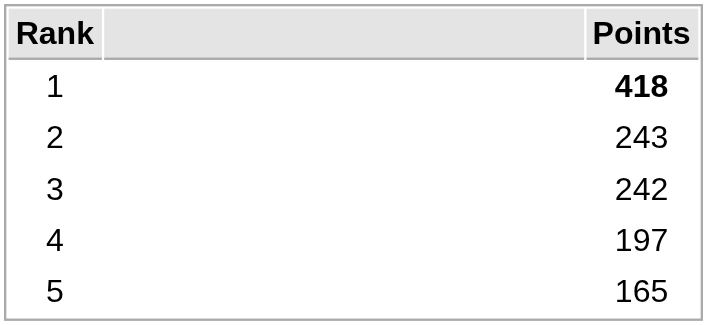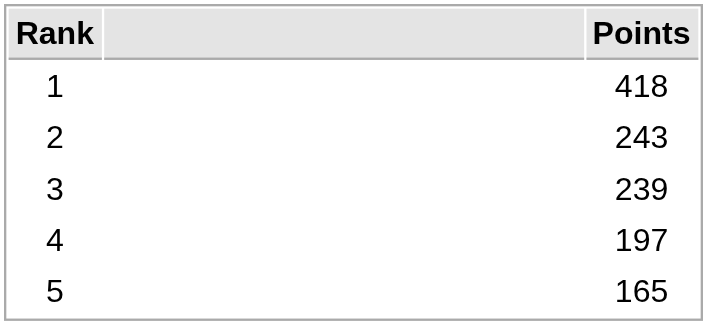(642, 87) bold -> (642, 87) normal
(642, 189) 242 -> (642, 189) 239
